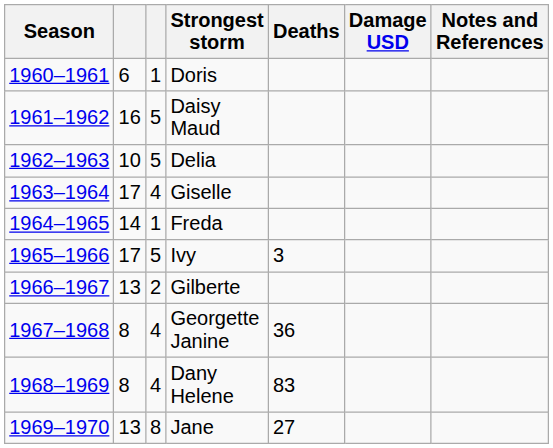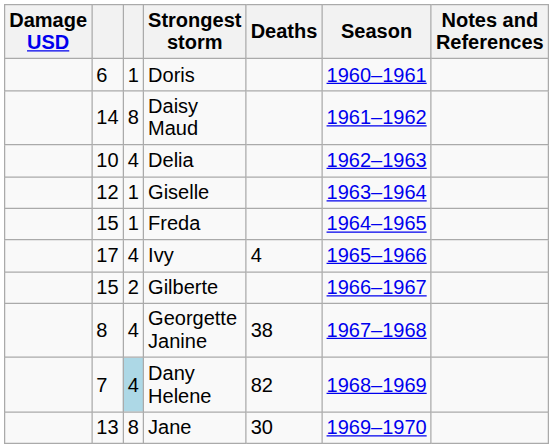columns swapped: (59, 31) <-> (388, 31)
(130, 117) 16 -> (107, 117) 14
(156, 117) 5 -> (133, 117) 8
(156, 160) 5 -> (133, 160) 4
(130, 192) 17 -> (107, 192) 12
(156, 192) 4 -> (133, 192) 1
(130, 223) 14 -> (107, 223) 15
(156, 255) 5 -> (133, 255) 4
(279, 255) 3 -> (256, 255) 4
(130, 287) 13 -> (107, 287) 15
(284, 330) 36 -> (262, 330) 38
(124, 384) 8 -> (102, 384) 7
(156, 384) no background -> (133, 384) lightblue background
(284, 384) 83 -> (262, 384) 82
(284, 427) 27 -> (262, 427) 30
